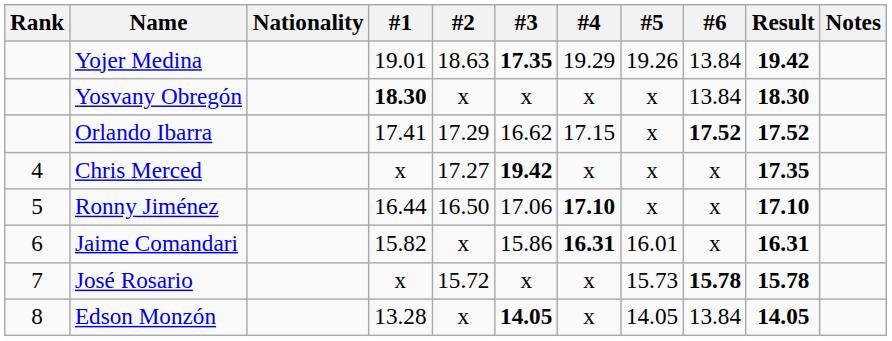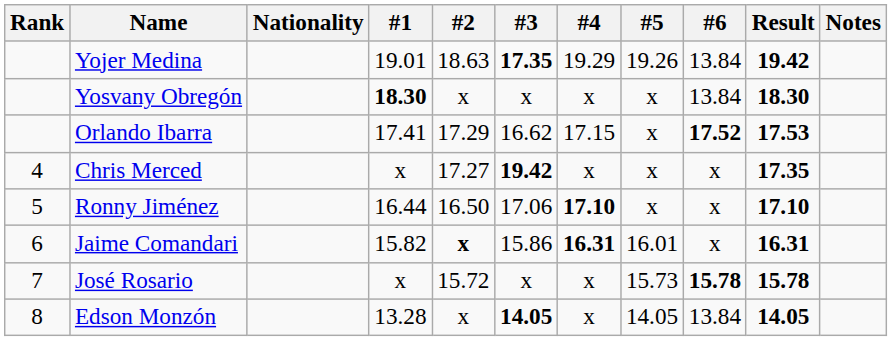(783, 133) 17.52 -> (783, 133) 17.53
(463, 243) normal -> (463, 243) bold
